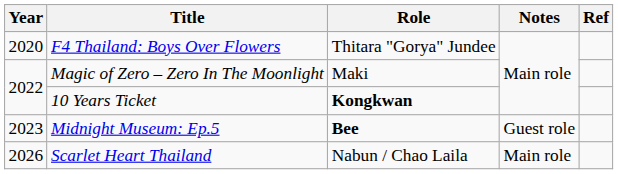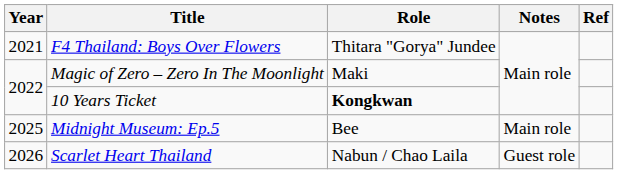(26, 45) 2020 -> (26, 45) 2021
(26, 127) 2023 -> (26, 127) 2025
(345, 127) bold -> (345, 127) normal
(539, 127) Guest role -> (537, 127) Main role
(537, 155) Main role -> (539, 155) Guest role
